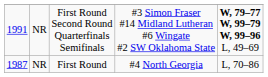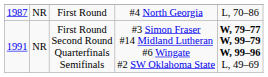rows swapped: (82, 64) <-> (82, 30)
